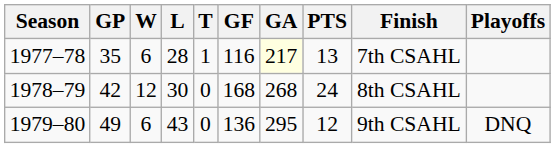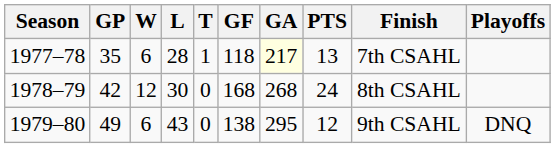(239, 55) 116 -> (239, 55) 118
(239, 124) 136 -> (239, 124) 138
